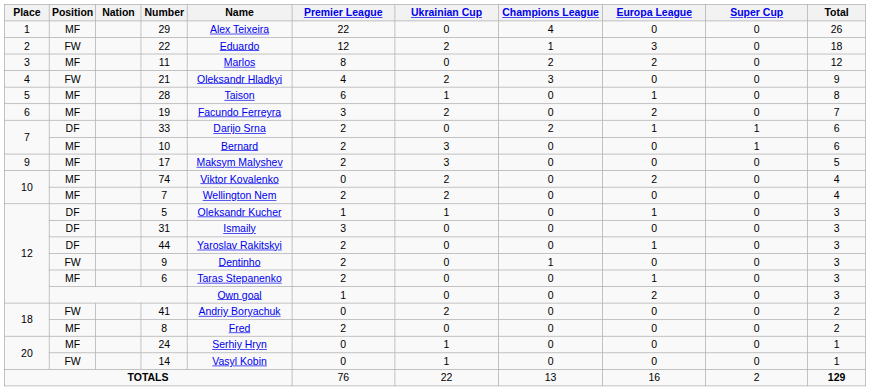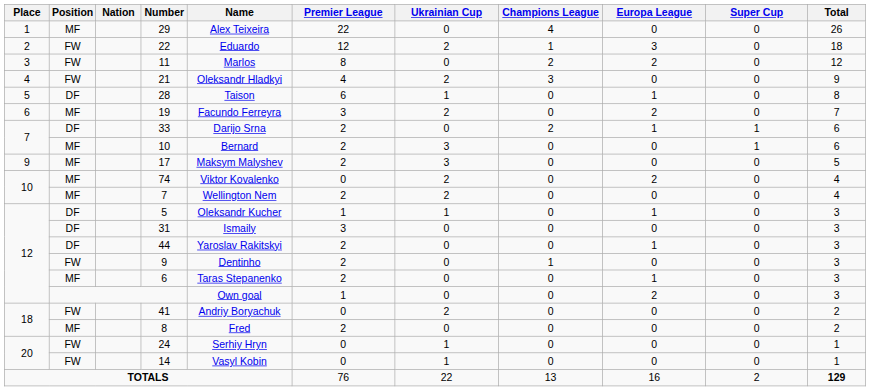(73, 63) MF -> (73, 63) FW
(73, 96) MF -> (73, 96) DF
(73, 345) MF -> (73, 345) FW
